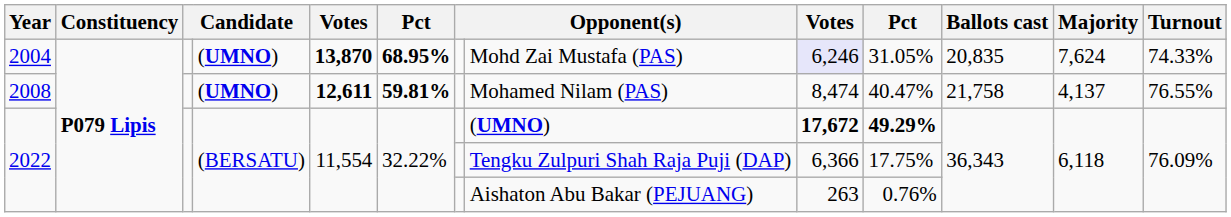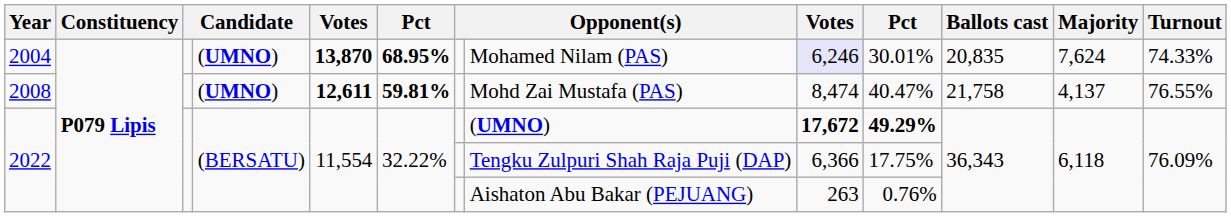(576, 56) Mohd Zai Mustafa (PAS) -> (569, 56) Mohamed Nilam (PAS)
(901, 56) 31.05% -> (901, 56) 30.01%
(569, 90) Mohamed Nilam (PAS) -> (576, 90) Mohd Zai Mustafa (PAS)
